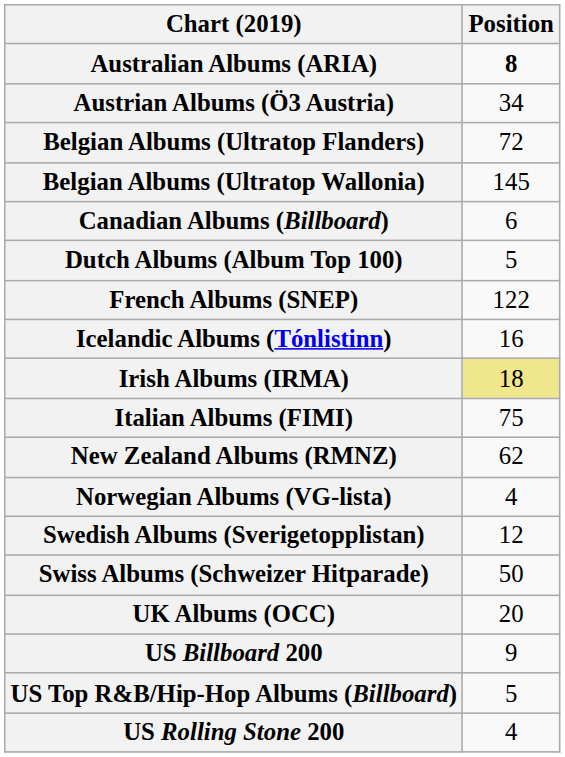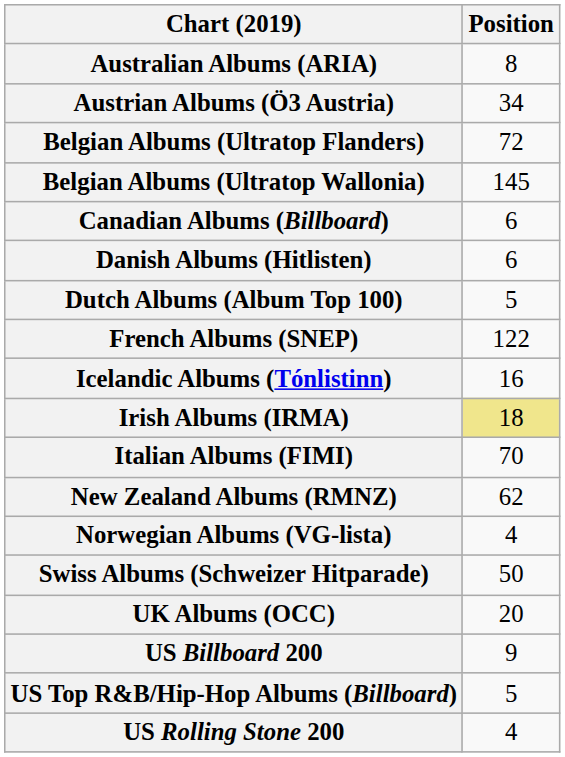(511, 63) bold -> (511, 63) normal
+ row: (234, 260)
(511, 417) 75 -> (511, 456) 70
- row: (234, 535)
